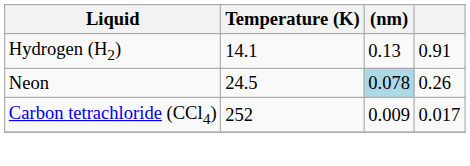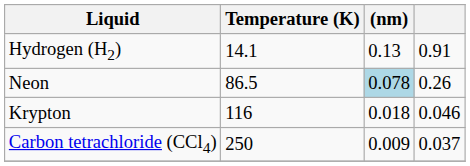(241, 82) 24.5 -> (241, 82) 86.5
+ row: (40, 112)
(239, 114) 252 -> (239, 144) 250
(439, 114) 0.017 -> (439, 144) 0.037
